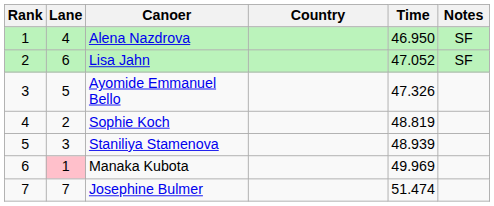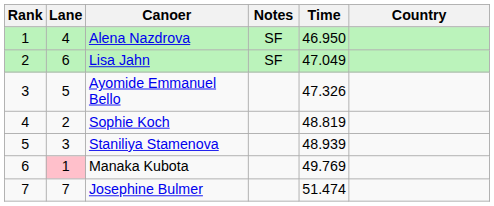columns swapped: (318, 15) <-> (464, 15)
(413, 60) 47.052 -> (324, 60) 47.049
(413, 167) 49.969 -> (324, 167) 49.769
